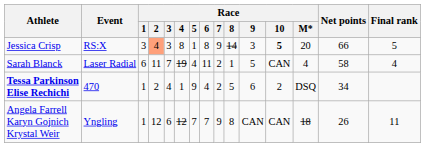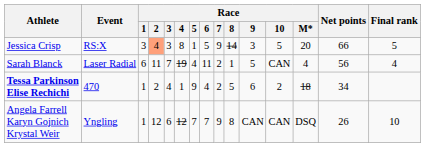(207, 46) 8 -> (207, 46) 5
(279, 46) bold -> (279, 46) normal
(343, 63) 58 -> (343, 63) 56
(306, 87) DSQ -> (306, 87) 18
(306, 122) 18 -> (306, 122) DSQ
(394, 122) 11 -> (394, 122) 10
